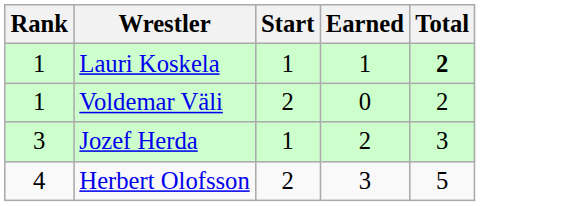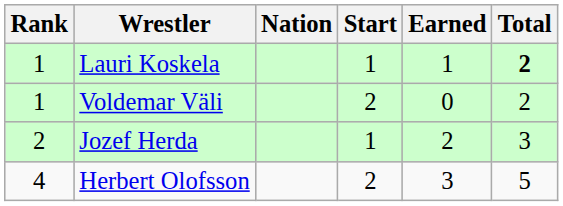+ column: (297, 24)
(39, 141) 3 -> (39, 141) 2
